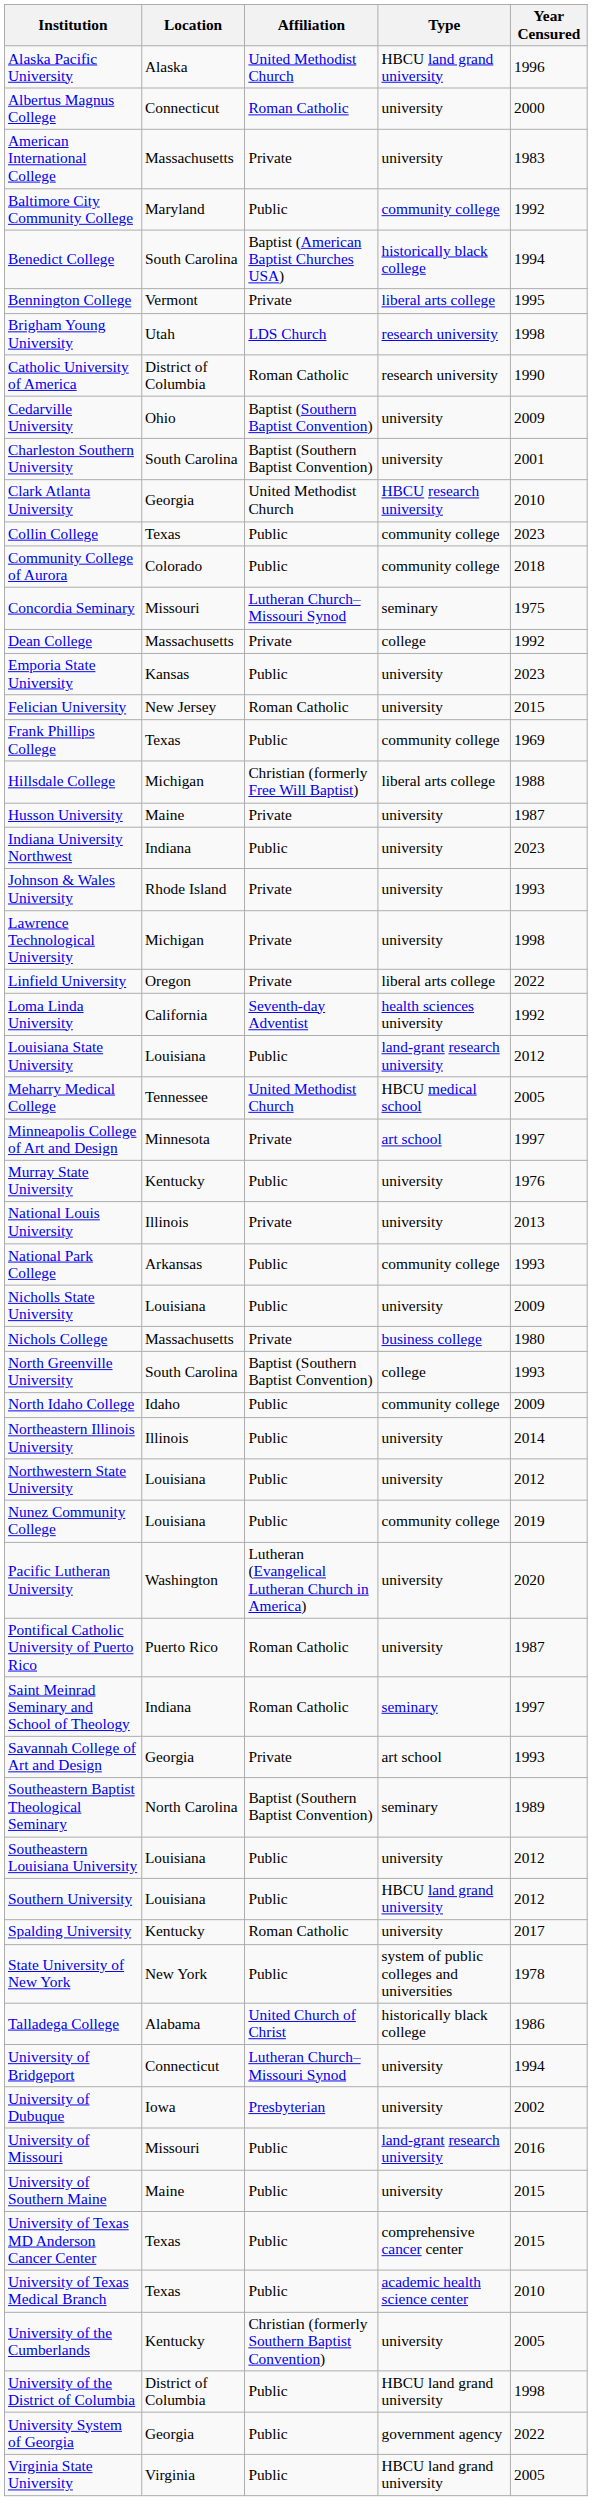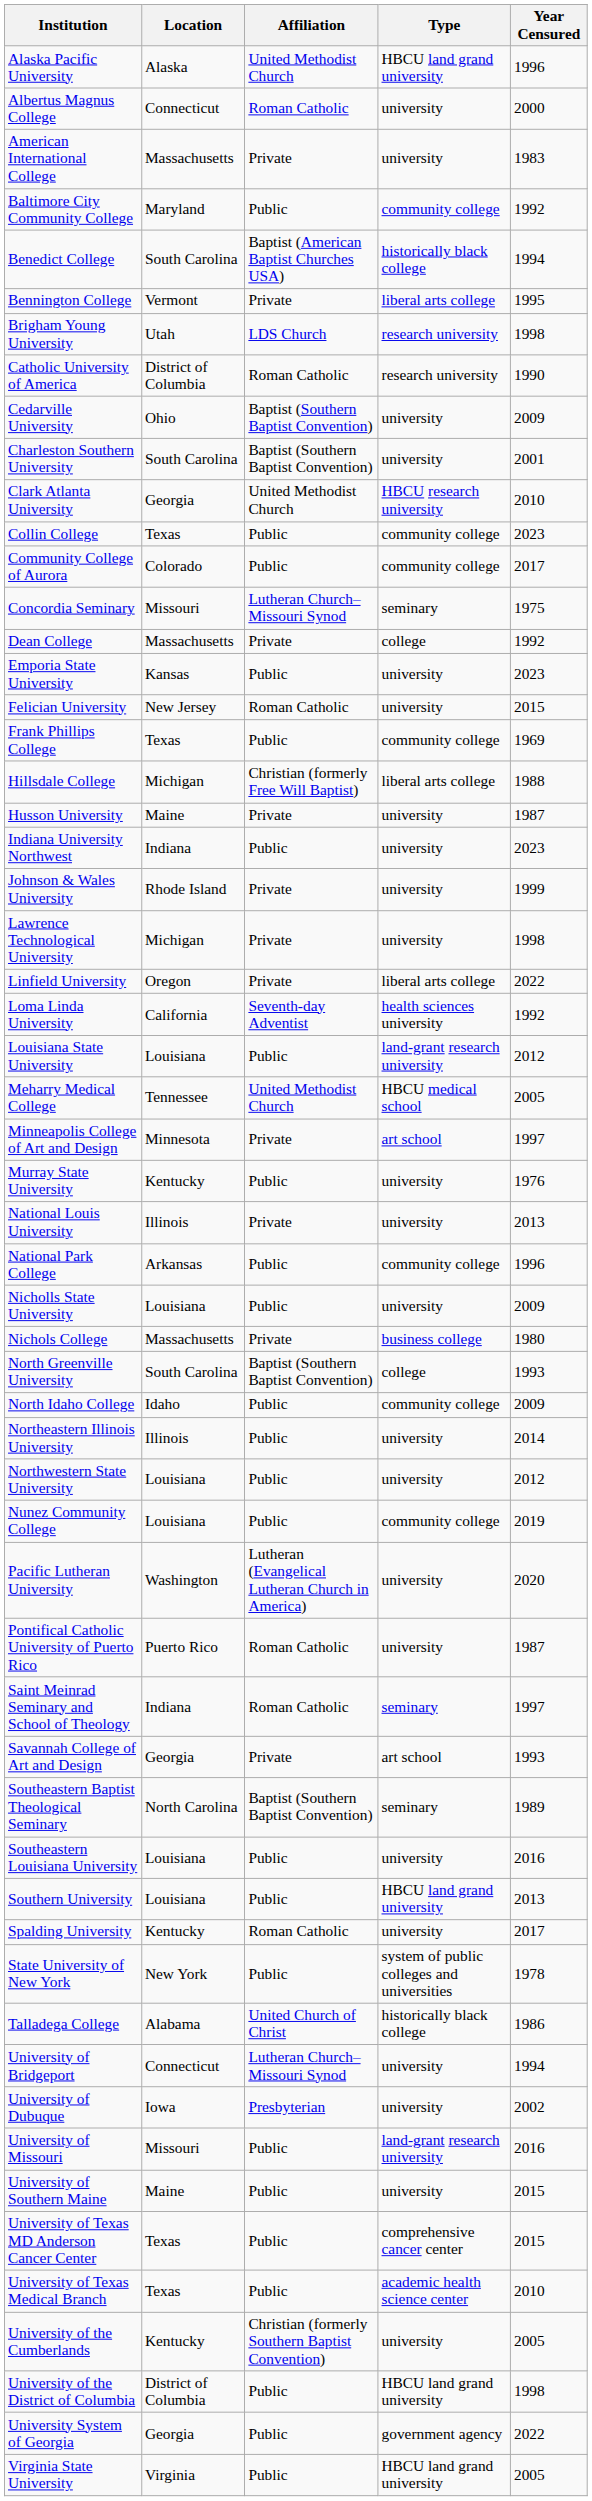(529, 566) 2018 -> (529, 566) 2017
(529, 889) 1993 -> (529, 889) 1999
(529, 1264) 1993 -> (529, 1264) 1996
(529, 1857) 2012 -> (529, 1857) 2016
(529, 1899) 2012 -> (529, 1899) 2013
